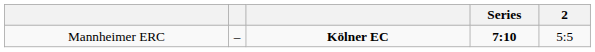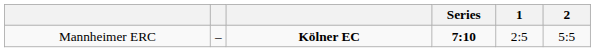+ column: (519, 15)
